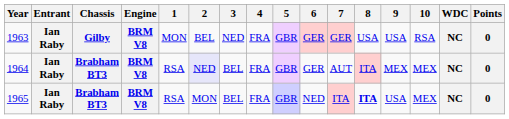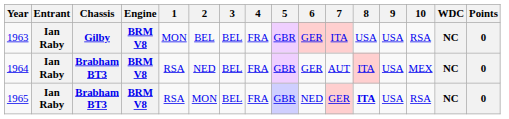(233, 37) NED -> (232, 37) BEL
(341, 37) GER -> (339, 37) ITA
(204, 68) lavender background -> (204, 68) no background
(396, 68) MEX -> (393, 68) USA
(341, 99) ITA -> (339, 99) GER
(425, 99) MEX -> (421, 99) RSA
